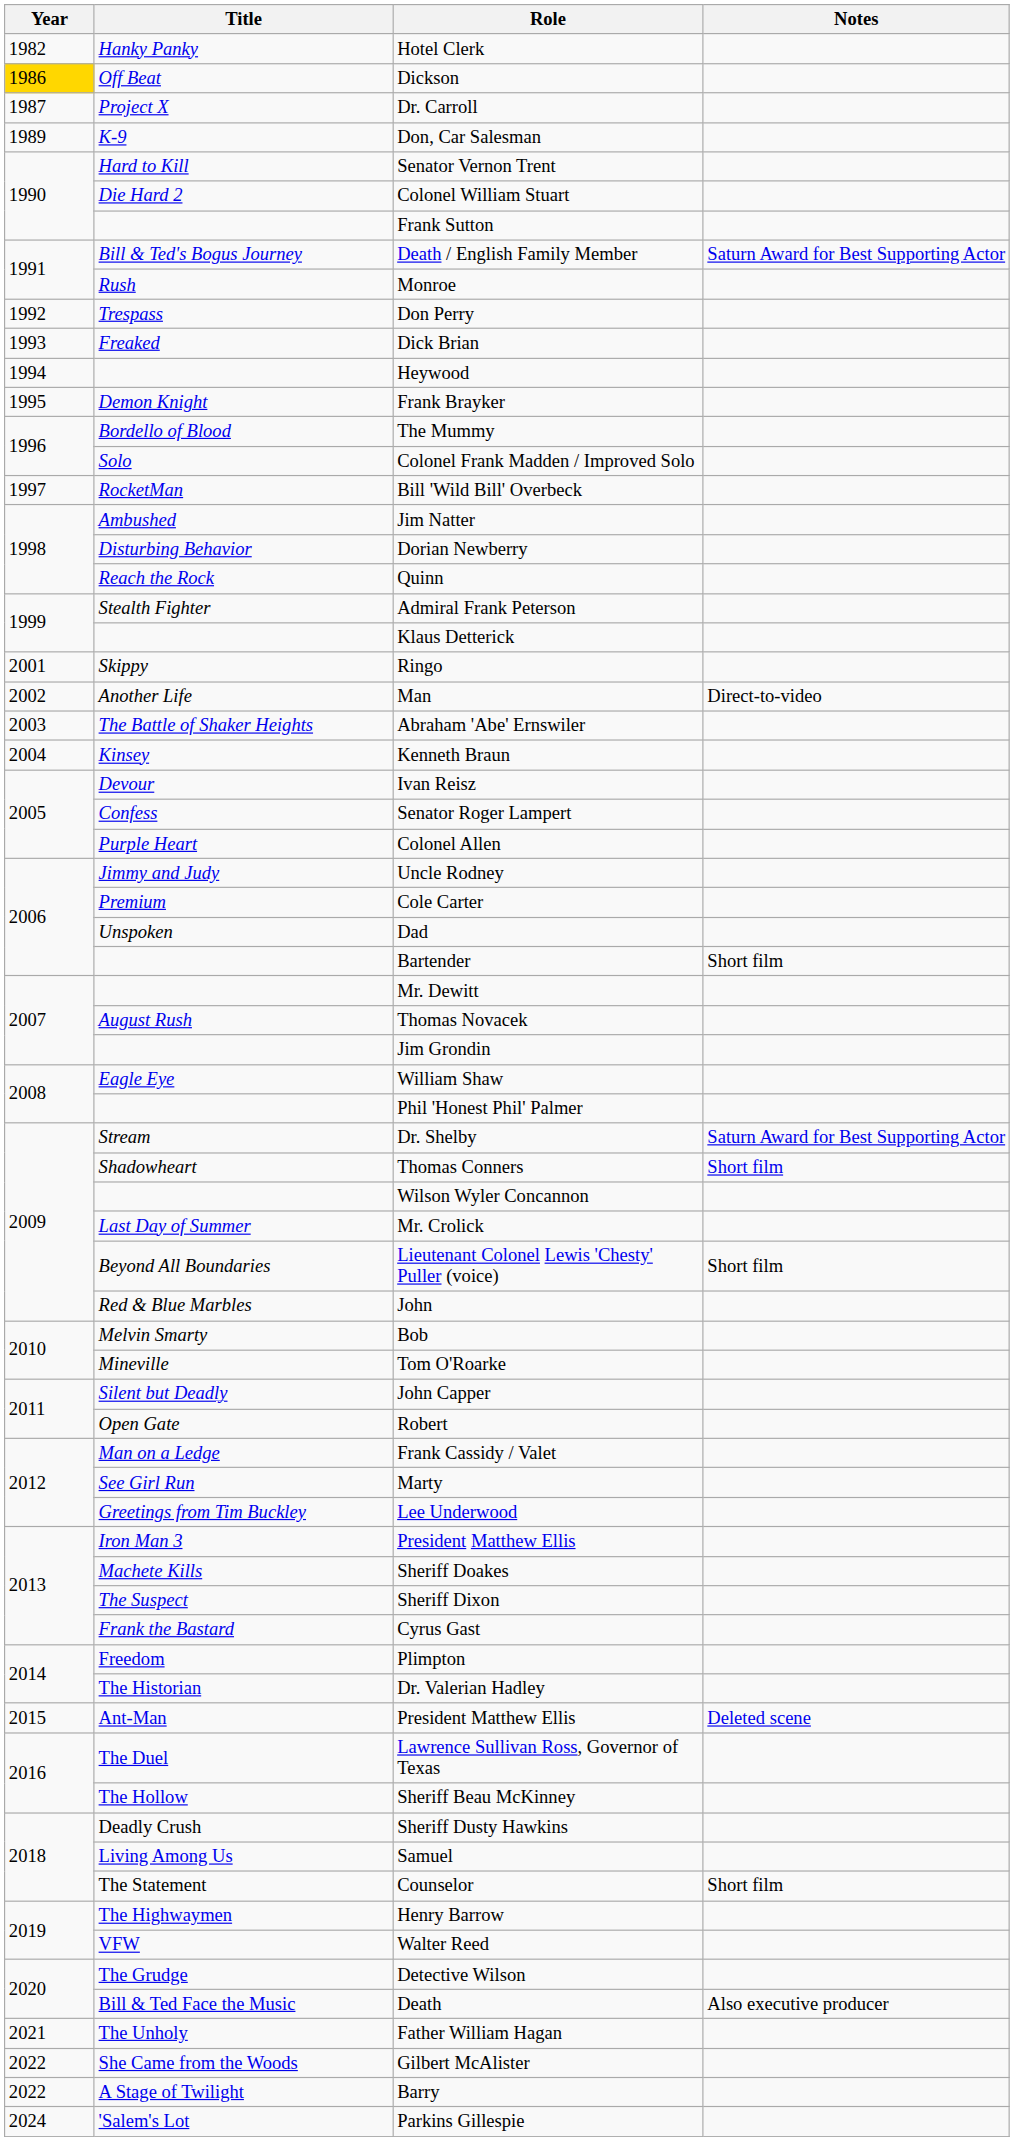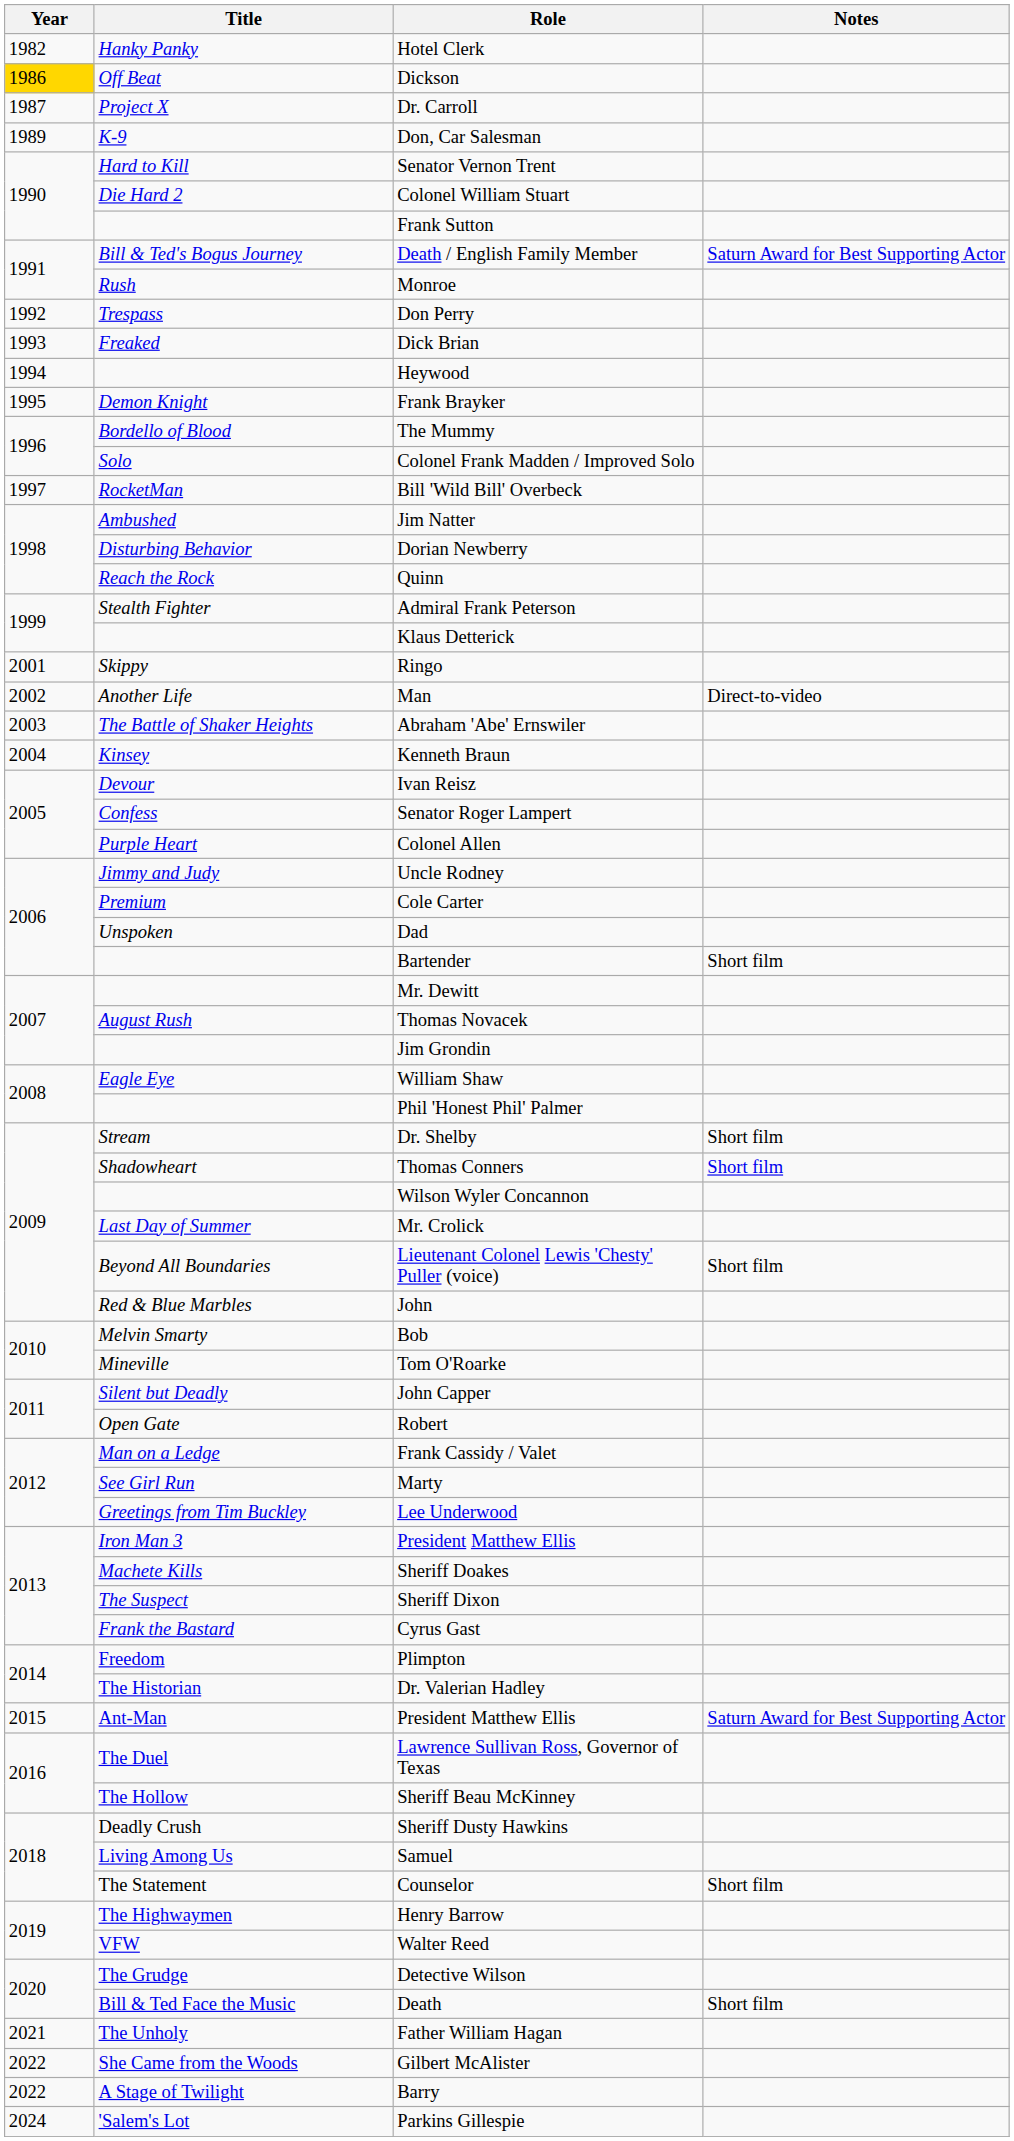(856, 1137) Saturn Award for Best Supporting Actor -> (745, 1137) Short film
(759, 1717) Deleted scene -> (856, 1717) Saturn Award for Best Supporting Actor
(798, 2003) Also executive producer -> (745, 2003) Short film
